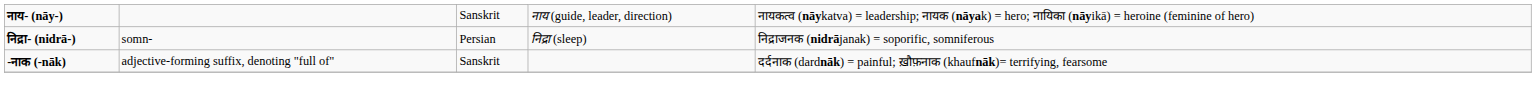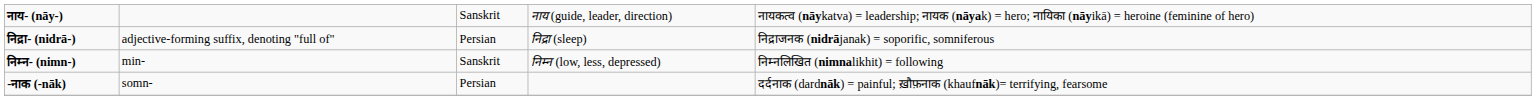(137, 38) somn- -> (228, 38) adjective-forming suffix, denoting "full of"
+ row: (41, 61)
(228, 61) adjective-forming suffix, denoting "full of" -> (137, 83) somn-
(480, 61) Sanskrit -> (478, 83) Persian
